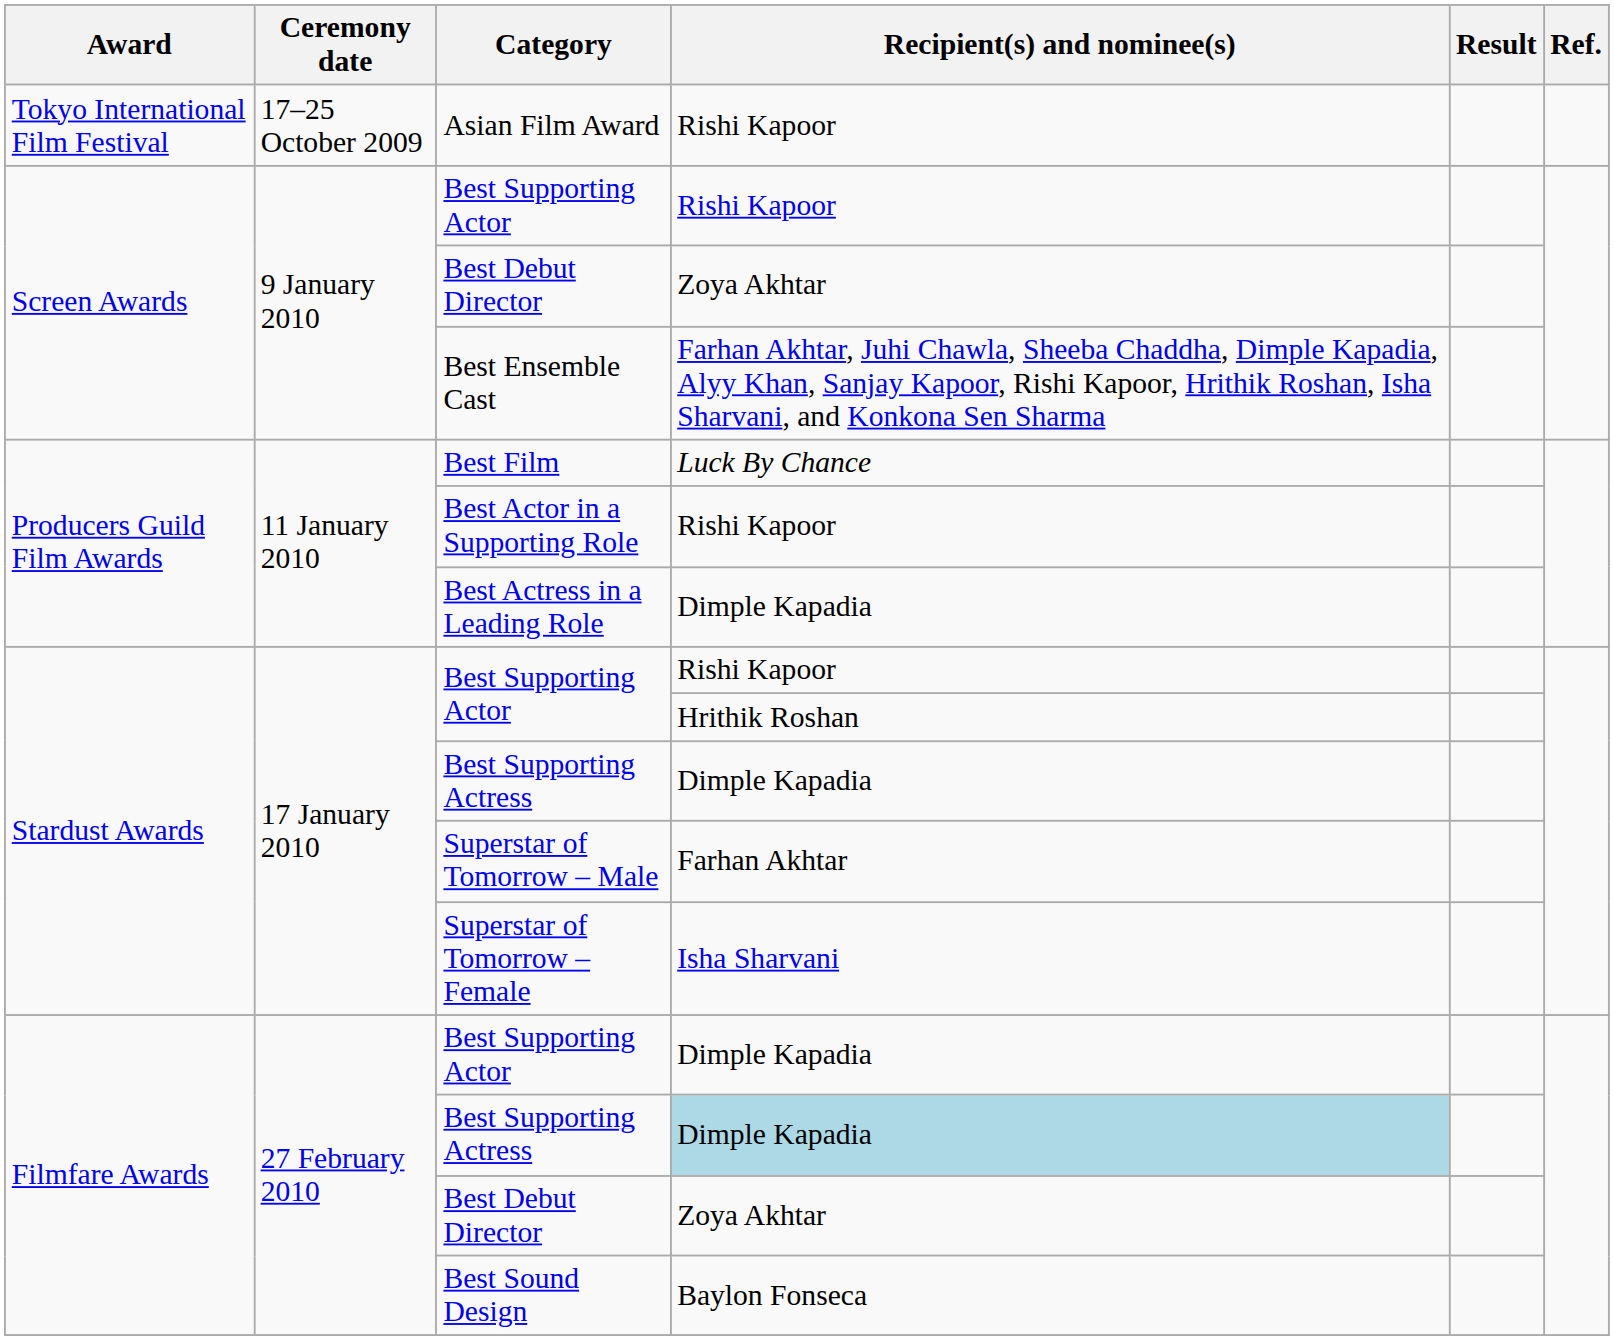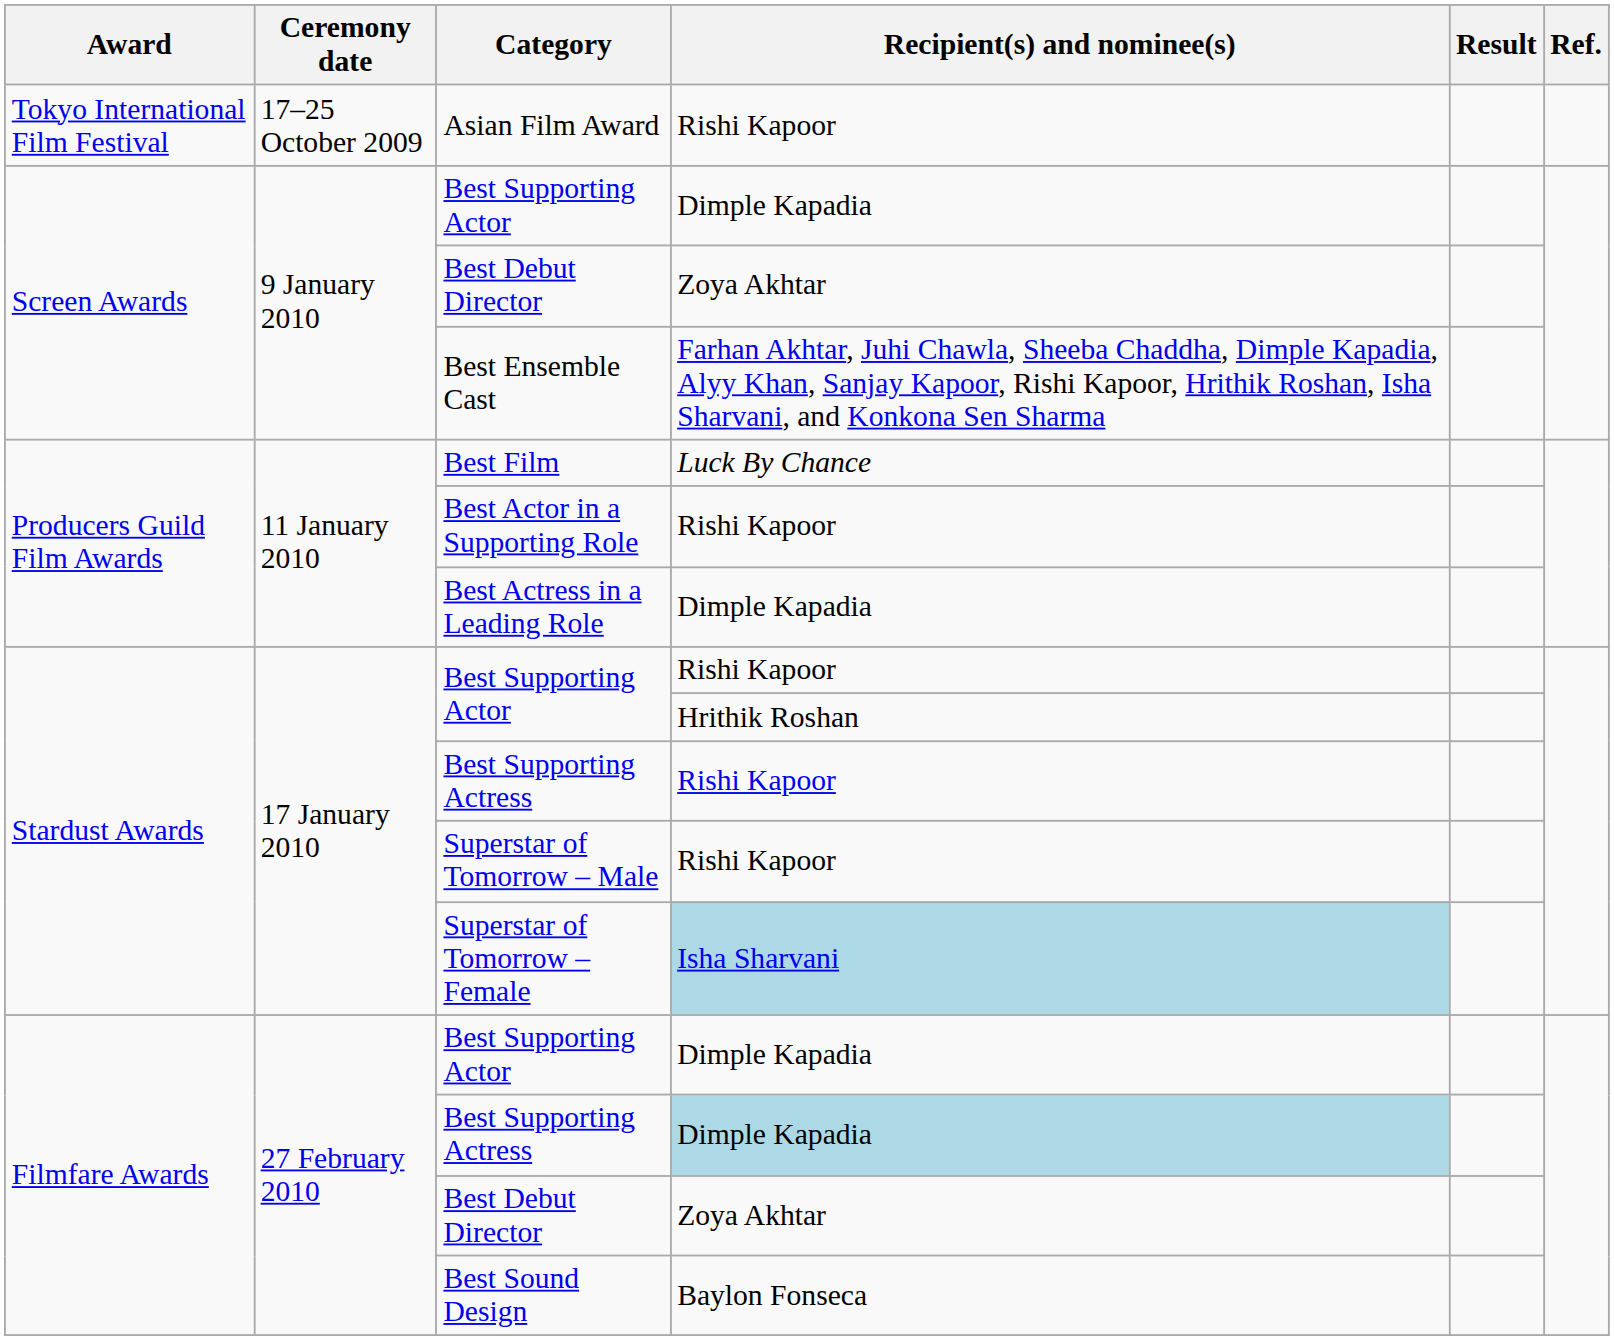(757, 205) Rishi Kapoor -> (775, 205) Dimple Kapadia
(775, 780) Dimple Kapadia -> (757, 780) Rishi Kapoor
(762, 860) Farhan Akhtar -> (757, 860) Rishi Kapoor
(758, 957) no background -> (758, 957) lightblue background
